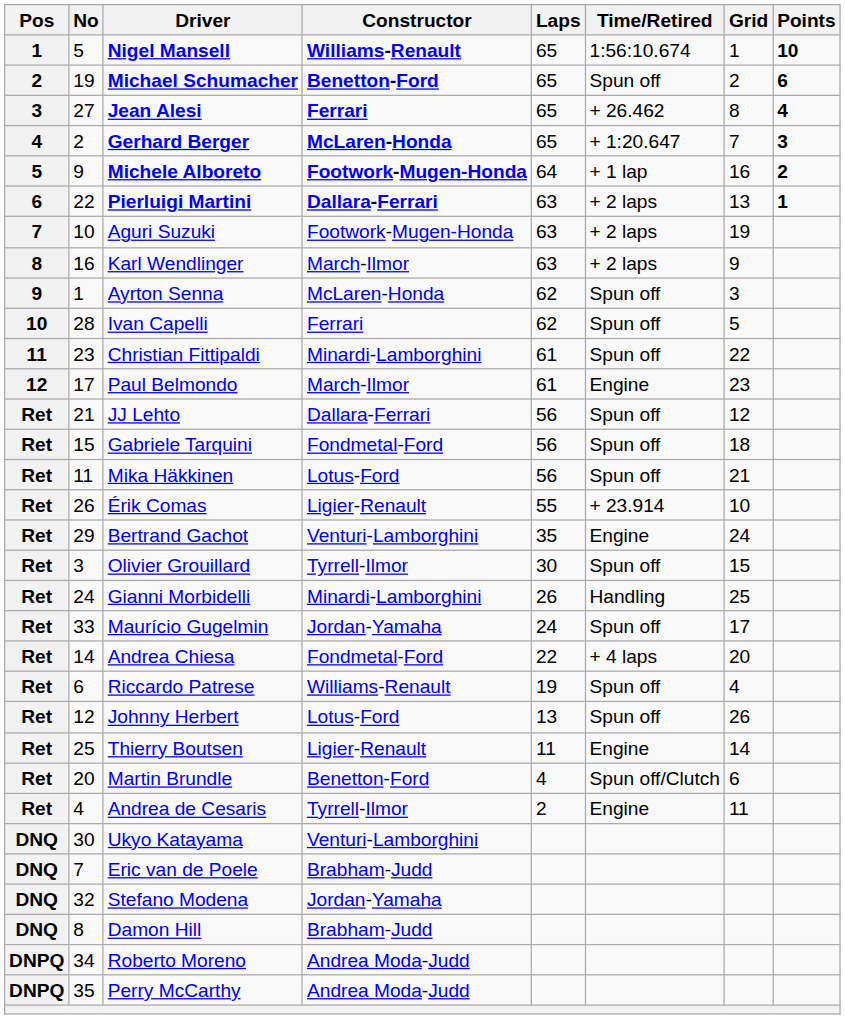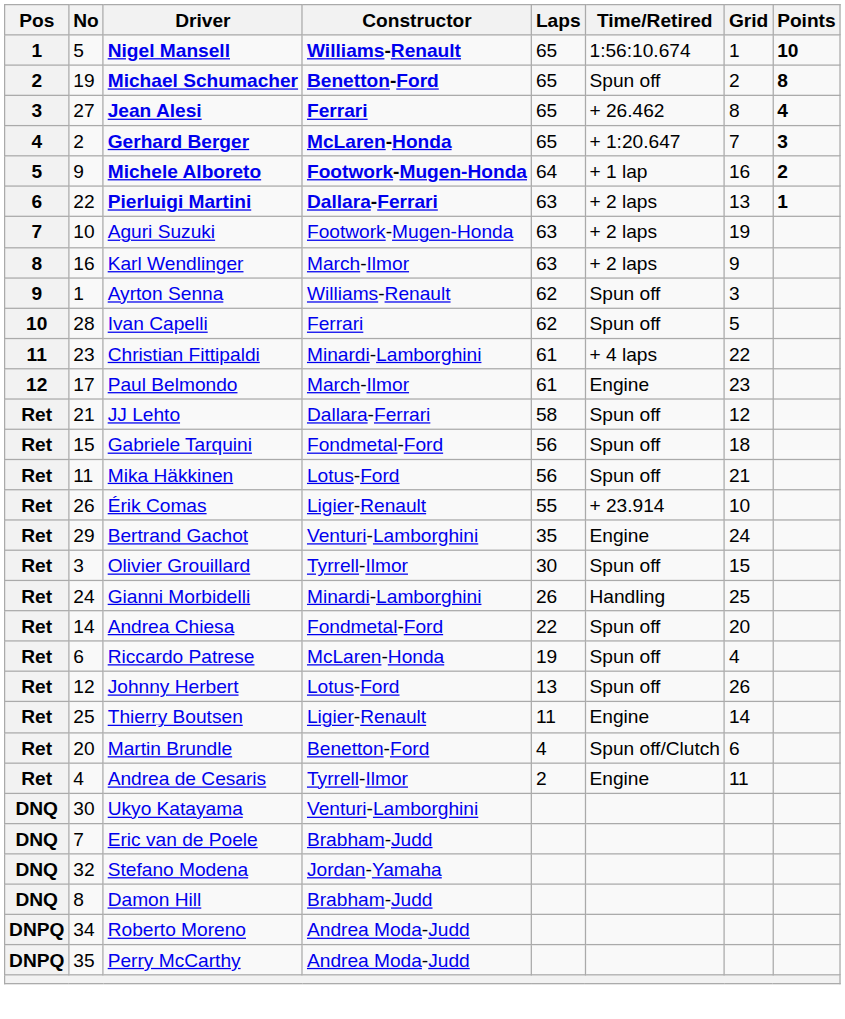(782, 81) 6 -> (782, 81) 8
(376, 293) McLaren-Honda -> (379, 293) Williams-Renault
(625, 353) Spun off -> (623, 353) + 4 laps
(547, 414) 56 -> (547, 414) 58
- row: (188, 626)
(623, 657) + 4 laps -> (625, 626) Spun off
(379, 687) Williams-Renault -> (376, 657) McLaren-Honda
